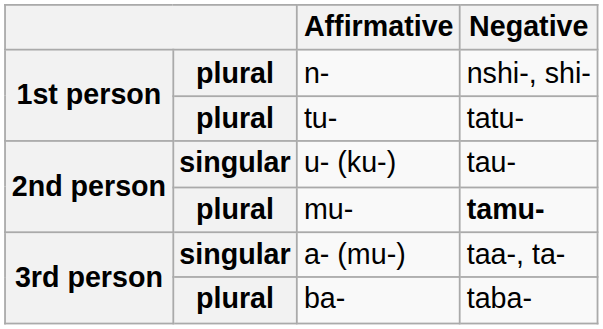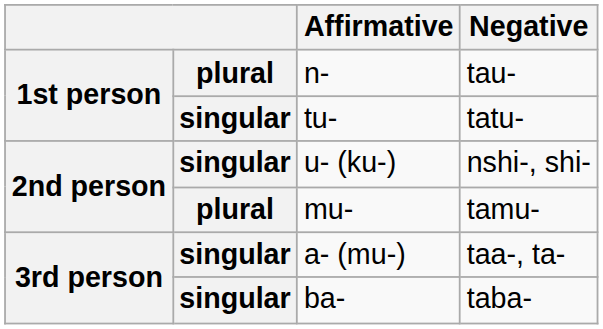(529, 72) nshi-, shi- -> (491, 72) tau-
(235, 118) plural -> (235, 118) singular
(491, 163) tau- -> (529, 163) nshi-, shi-
(506, 208) bold -> (503, 208) normal
(235, 299) plural -> (235, 299) singular
